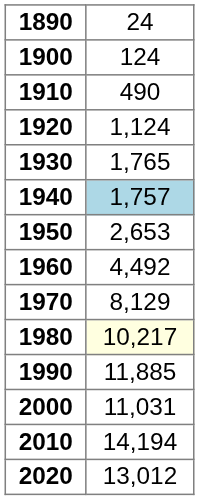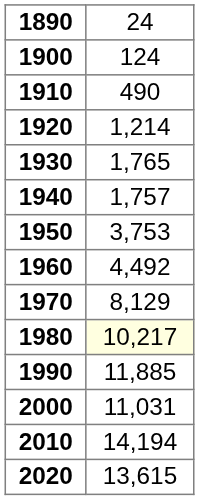(140, 127) 1,124 -> (140, 127) 1,214
(140, 196) lightblue background -> (140, 196) no background
(140, 231) 2,653 -> (140, 231) 3,753
(140, 476) 13,012 -> (140, 476) 13,615
